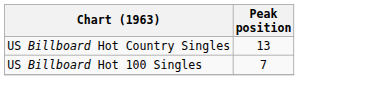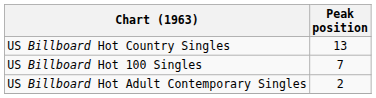+ row: (157, 84)
